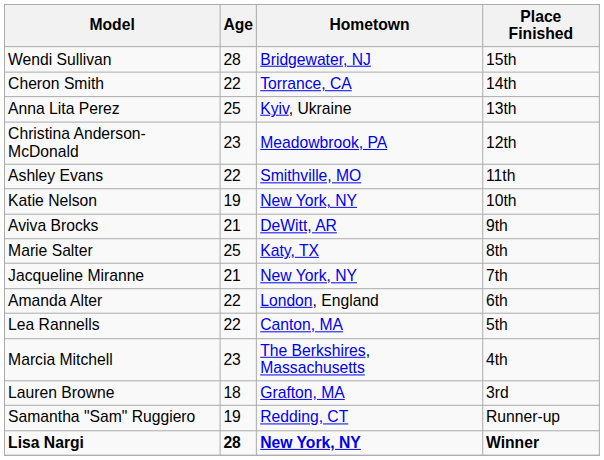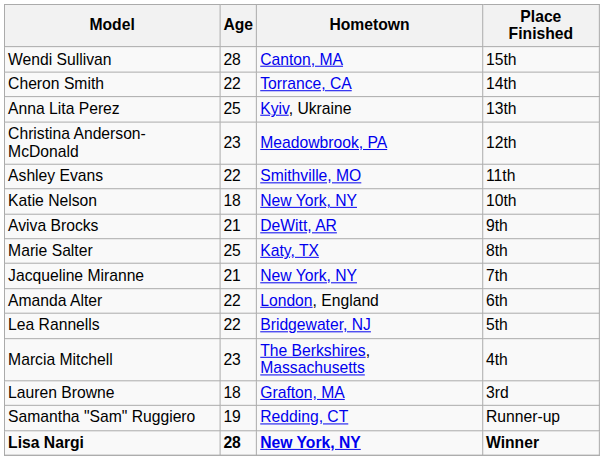(316, 59) Bridgewater, NJ -> (302, 59) Canton, MA
(232, 201) 19 -> (232, 201) 18
(302, 325) Canton, MA -> (316, 325) Bridgewater, NJ
